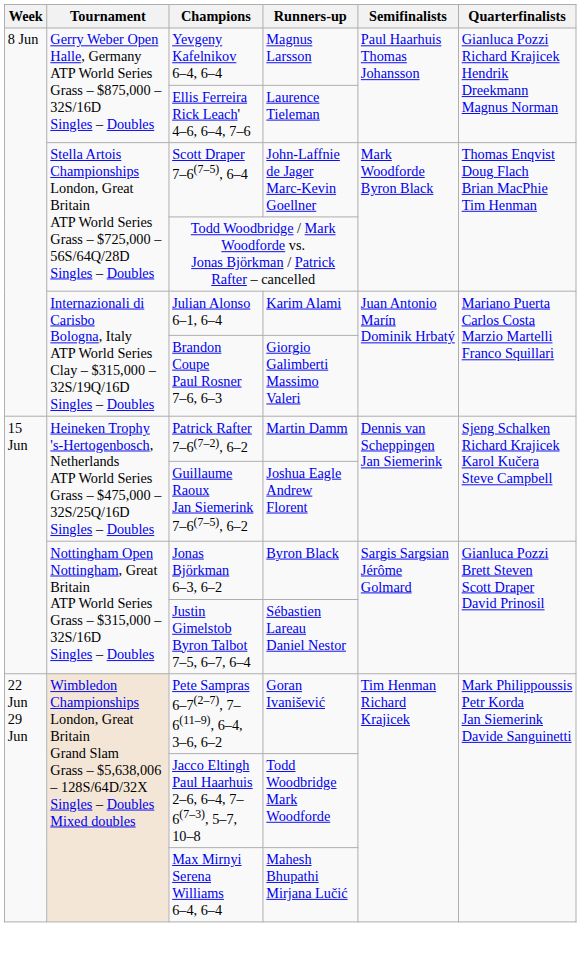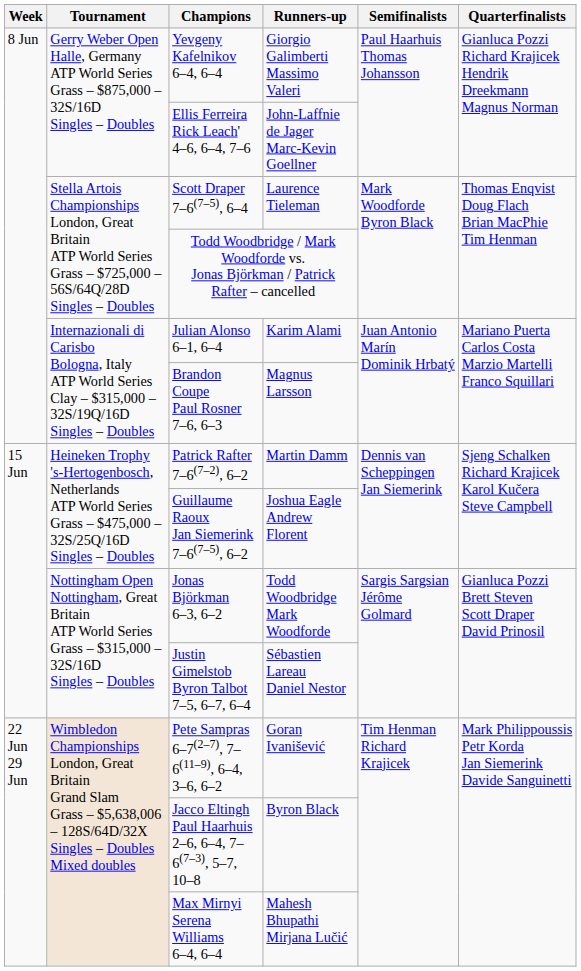(289, 48) Magnus Larsson -> (297, 65) Giorgio Galimberti Massimo Valeri
(293, 105) Laurence Tieleman -> (303, 139) John-Laffnie de Jager Marc-Kevin Goellner
(303, 180) John-Laffnie de Jager Marc-Kevin Goellner -> (293, 197) Laurence Tieleman
(297, 372) Giorgio Galimberti Massimo Valeri -> (289, 383) Magnus Larsson
(303, 553) Byron Black -> (301, 606) Todd Woodbridge Mark Woodforde
(301, 790) Todd Woodbridge Mark Woodforde -> (303, 809) Byron Black
